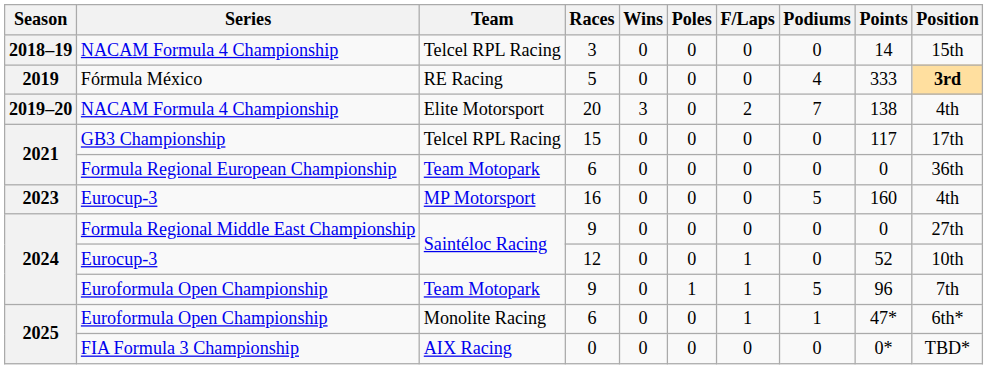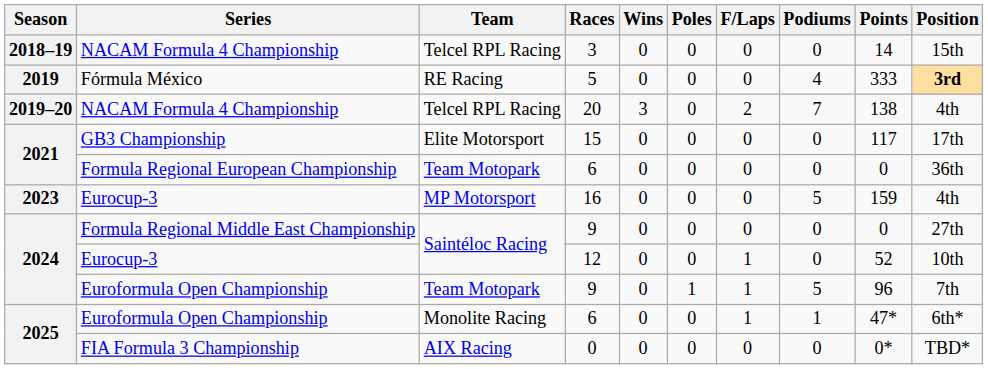(484, 109) Elite Motorsport -> (492, 109) Telcel RPL Racing
(492, 139) Telcel RPL Racing -> (484, 139) Elite Motorsport
(884, 199) 160 -> (884, 199) 159
